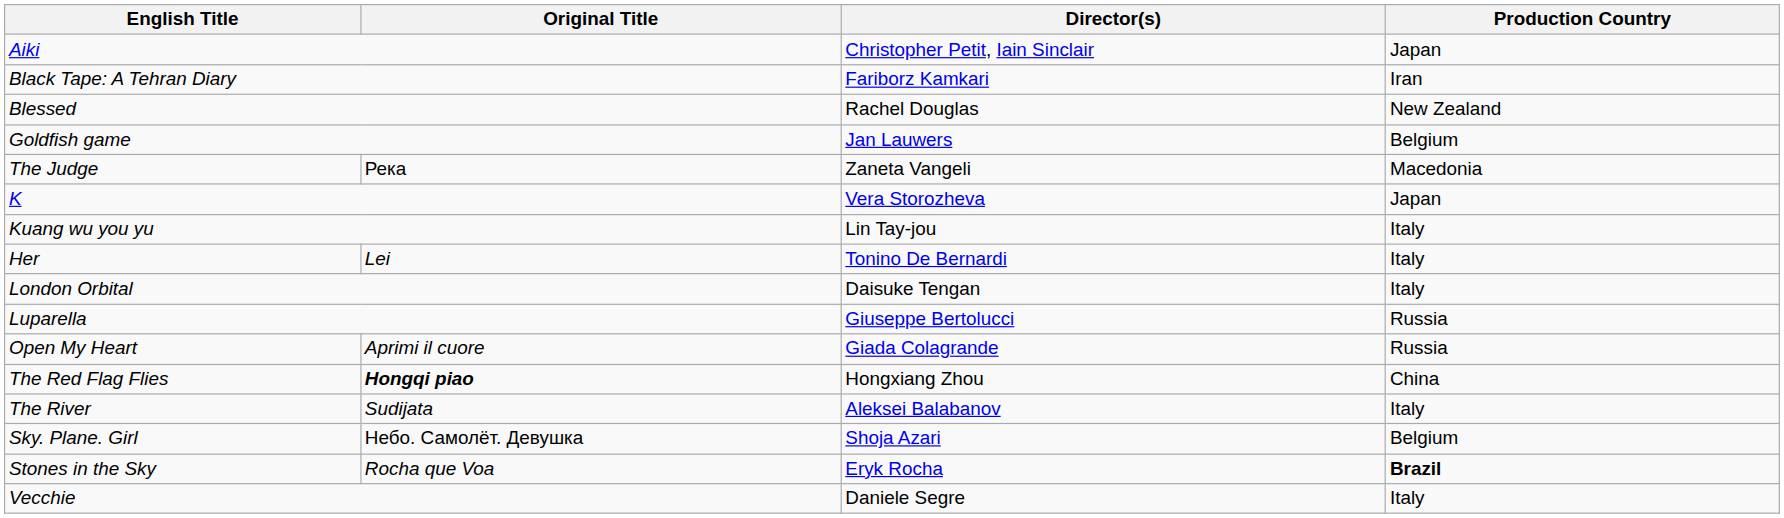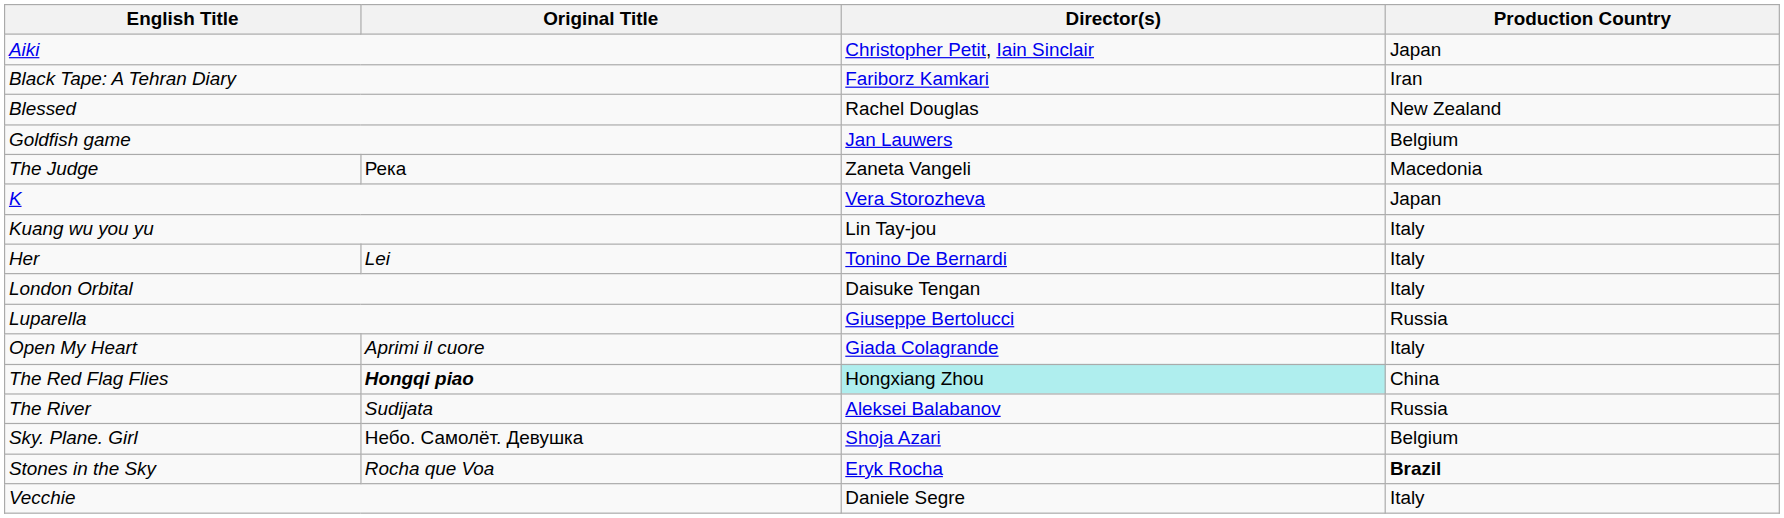(1419, 348) Russia -> (1407, 348) Italy
(915, 378) no background -> (915, 378) paleturquoise background
(1407, 408) Italy -> (1419, 408) Russia
